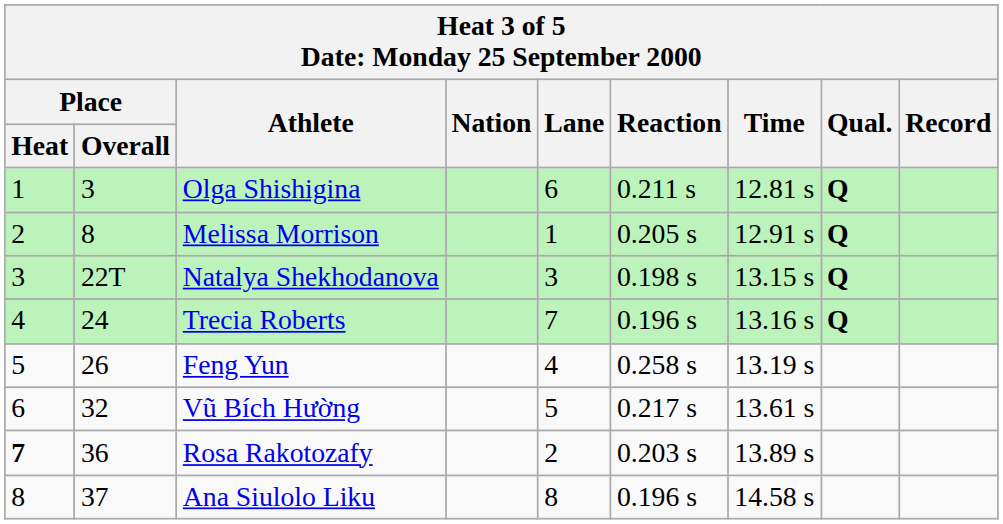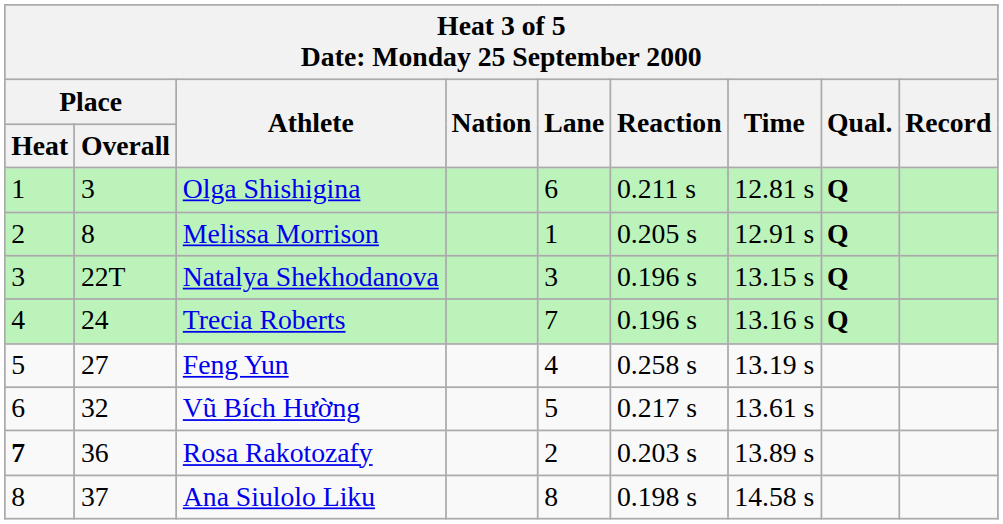(657, 277) 0.198 s -> (657, 277) 0.196 s
(95, 364) 26 -> (95, 364) 27
(657, 496) 0.196 s -> (657, 496) 0.198 s
